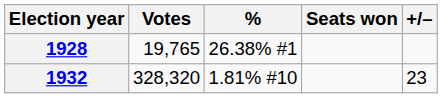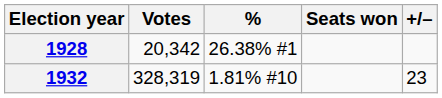(172, 48) 19,765 -> (172, 48) 20,342
(167, 78) 328,320 -> (167, 78) 328,319
